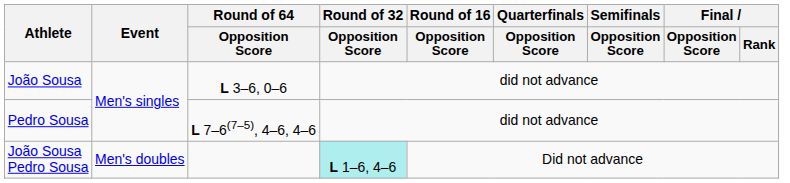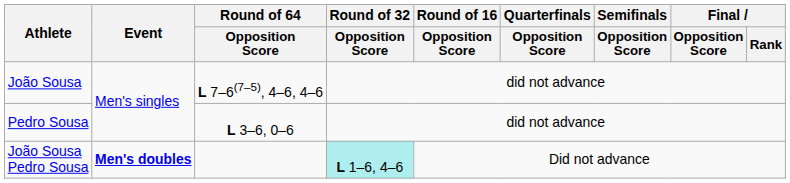(254, 89) L 3–6, 0–6 -> (260, 91) L 7–6(7–5), 4–6, 4–6
(254, 128) L 7–6(7–5), 4–6, 4–6 -> (260, 130) L 3–6, 0–6
(140, 160) normal -> (143, 160) bold
